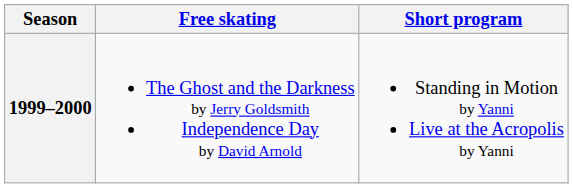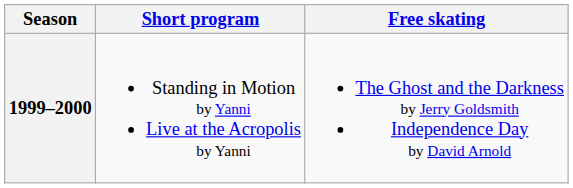columns swapped: (463, 19) <-> (227, 19)
